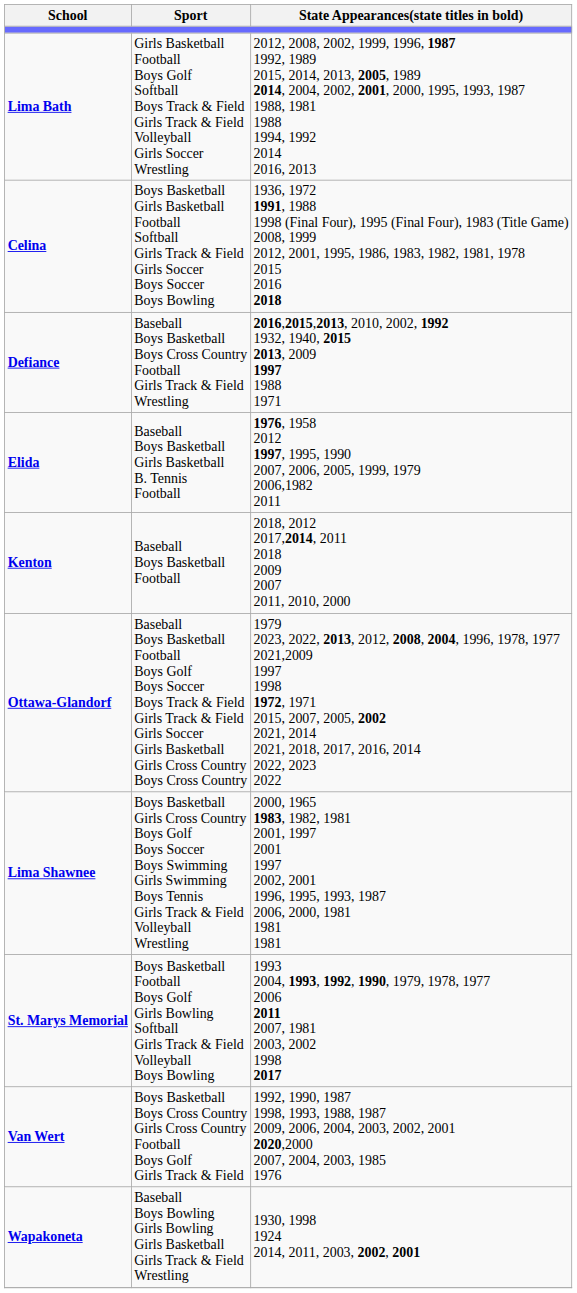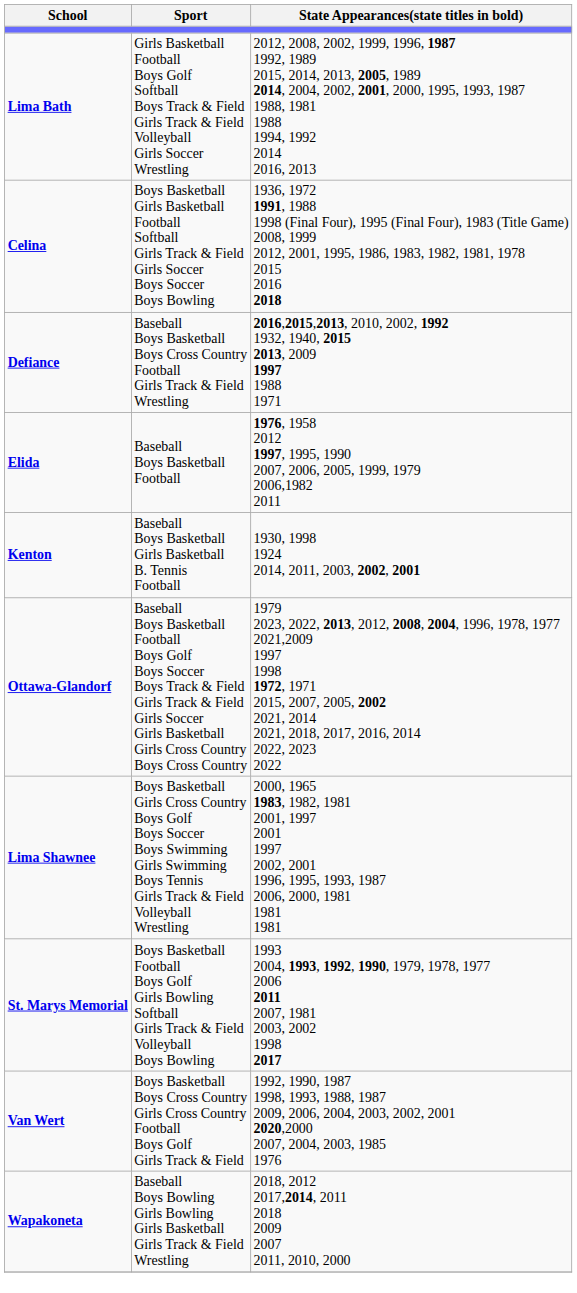(180, 462) Baseball Boys Basketball Girls Basketball B. Tennis Football -> (180, 462) Baseball Boys Basketball Football
(180, 562) Baseball Boys Basketball Football -> (180, 555) Baseball Boys Basketball Girls Basketball B. Tennis Football
(302, 562) 2018, 2012 2017,2014, 2011 2018 2009 2007 2011, 2010, 2000 -> (337, 555) 1930, 1998 1924 2014, 2011, 2003, 2002, 2001
(337, 1237) 1930, 1998 1924 2014, 2011, 2003, 2002, 2001 -> (302, 1221) 2018, 2012 2017,2014, 2011 2018 2009 2007 2011, 2010, 2000
